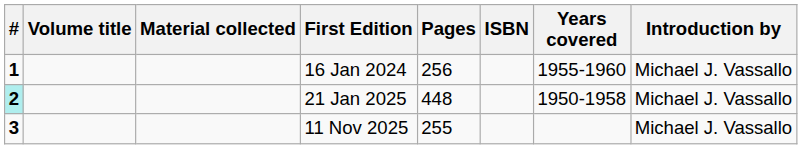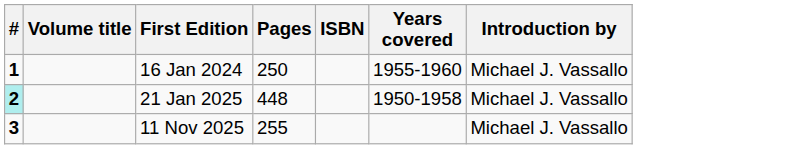- column: (218, 29)
(437, 69) 256 -> (272, 69) 250
